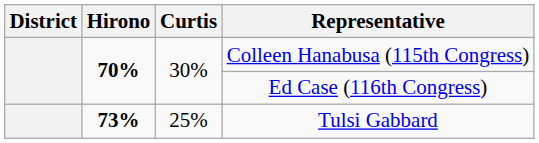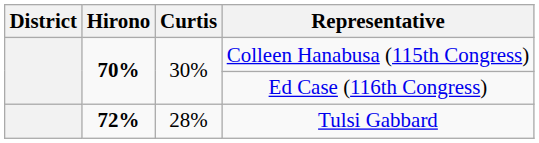(118, 120) 73% -> (118, 120) 72%
(189, 120) 25% -> (189, 120) 28%
